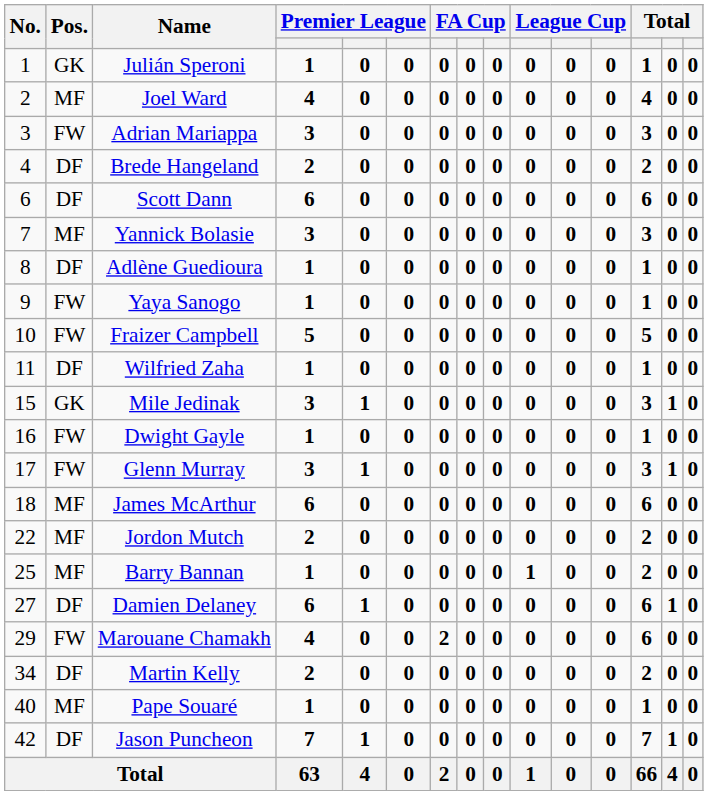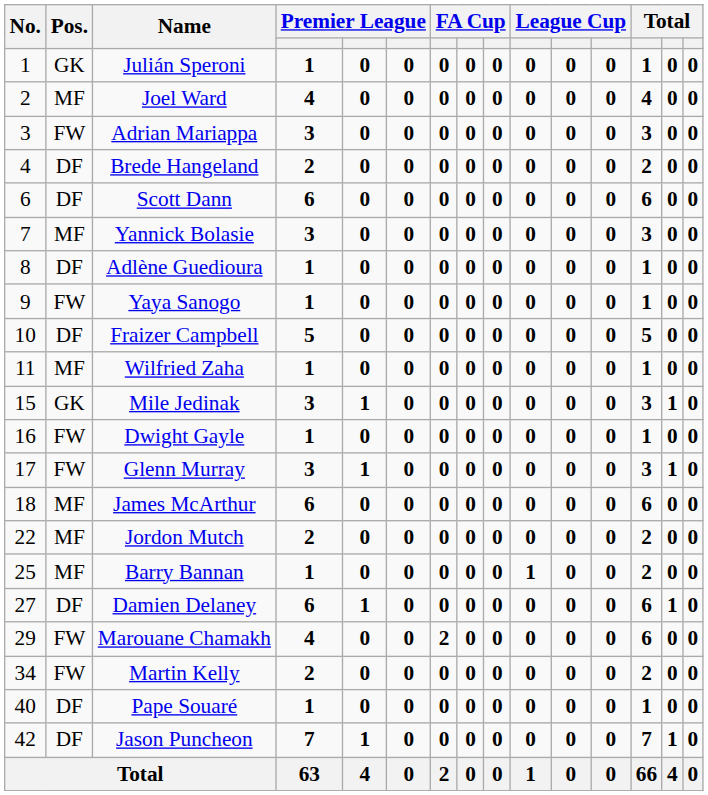(69, 334) FW -> (69, 334) DF
(69, 368) DF -> (69, 368) MF
(69, 672) DF -> (69, 672) FW
(69, 706) MF -> (69, 706) DF
